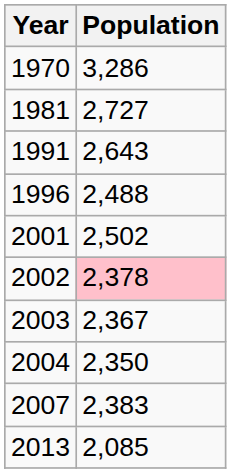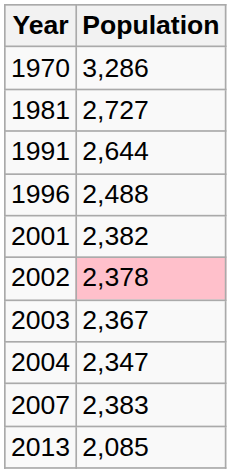(116, 151) 2,643 -> (116, 151) 2,644
(116, 236) 2,502 -> (116, 236) 2,382
(116, 362) 2,350 -> (116, 362) 2,347
